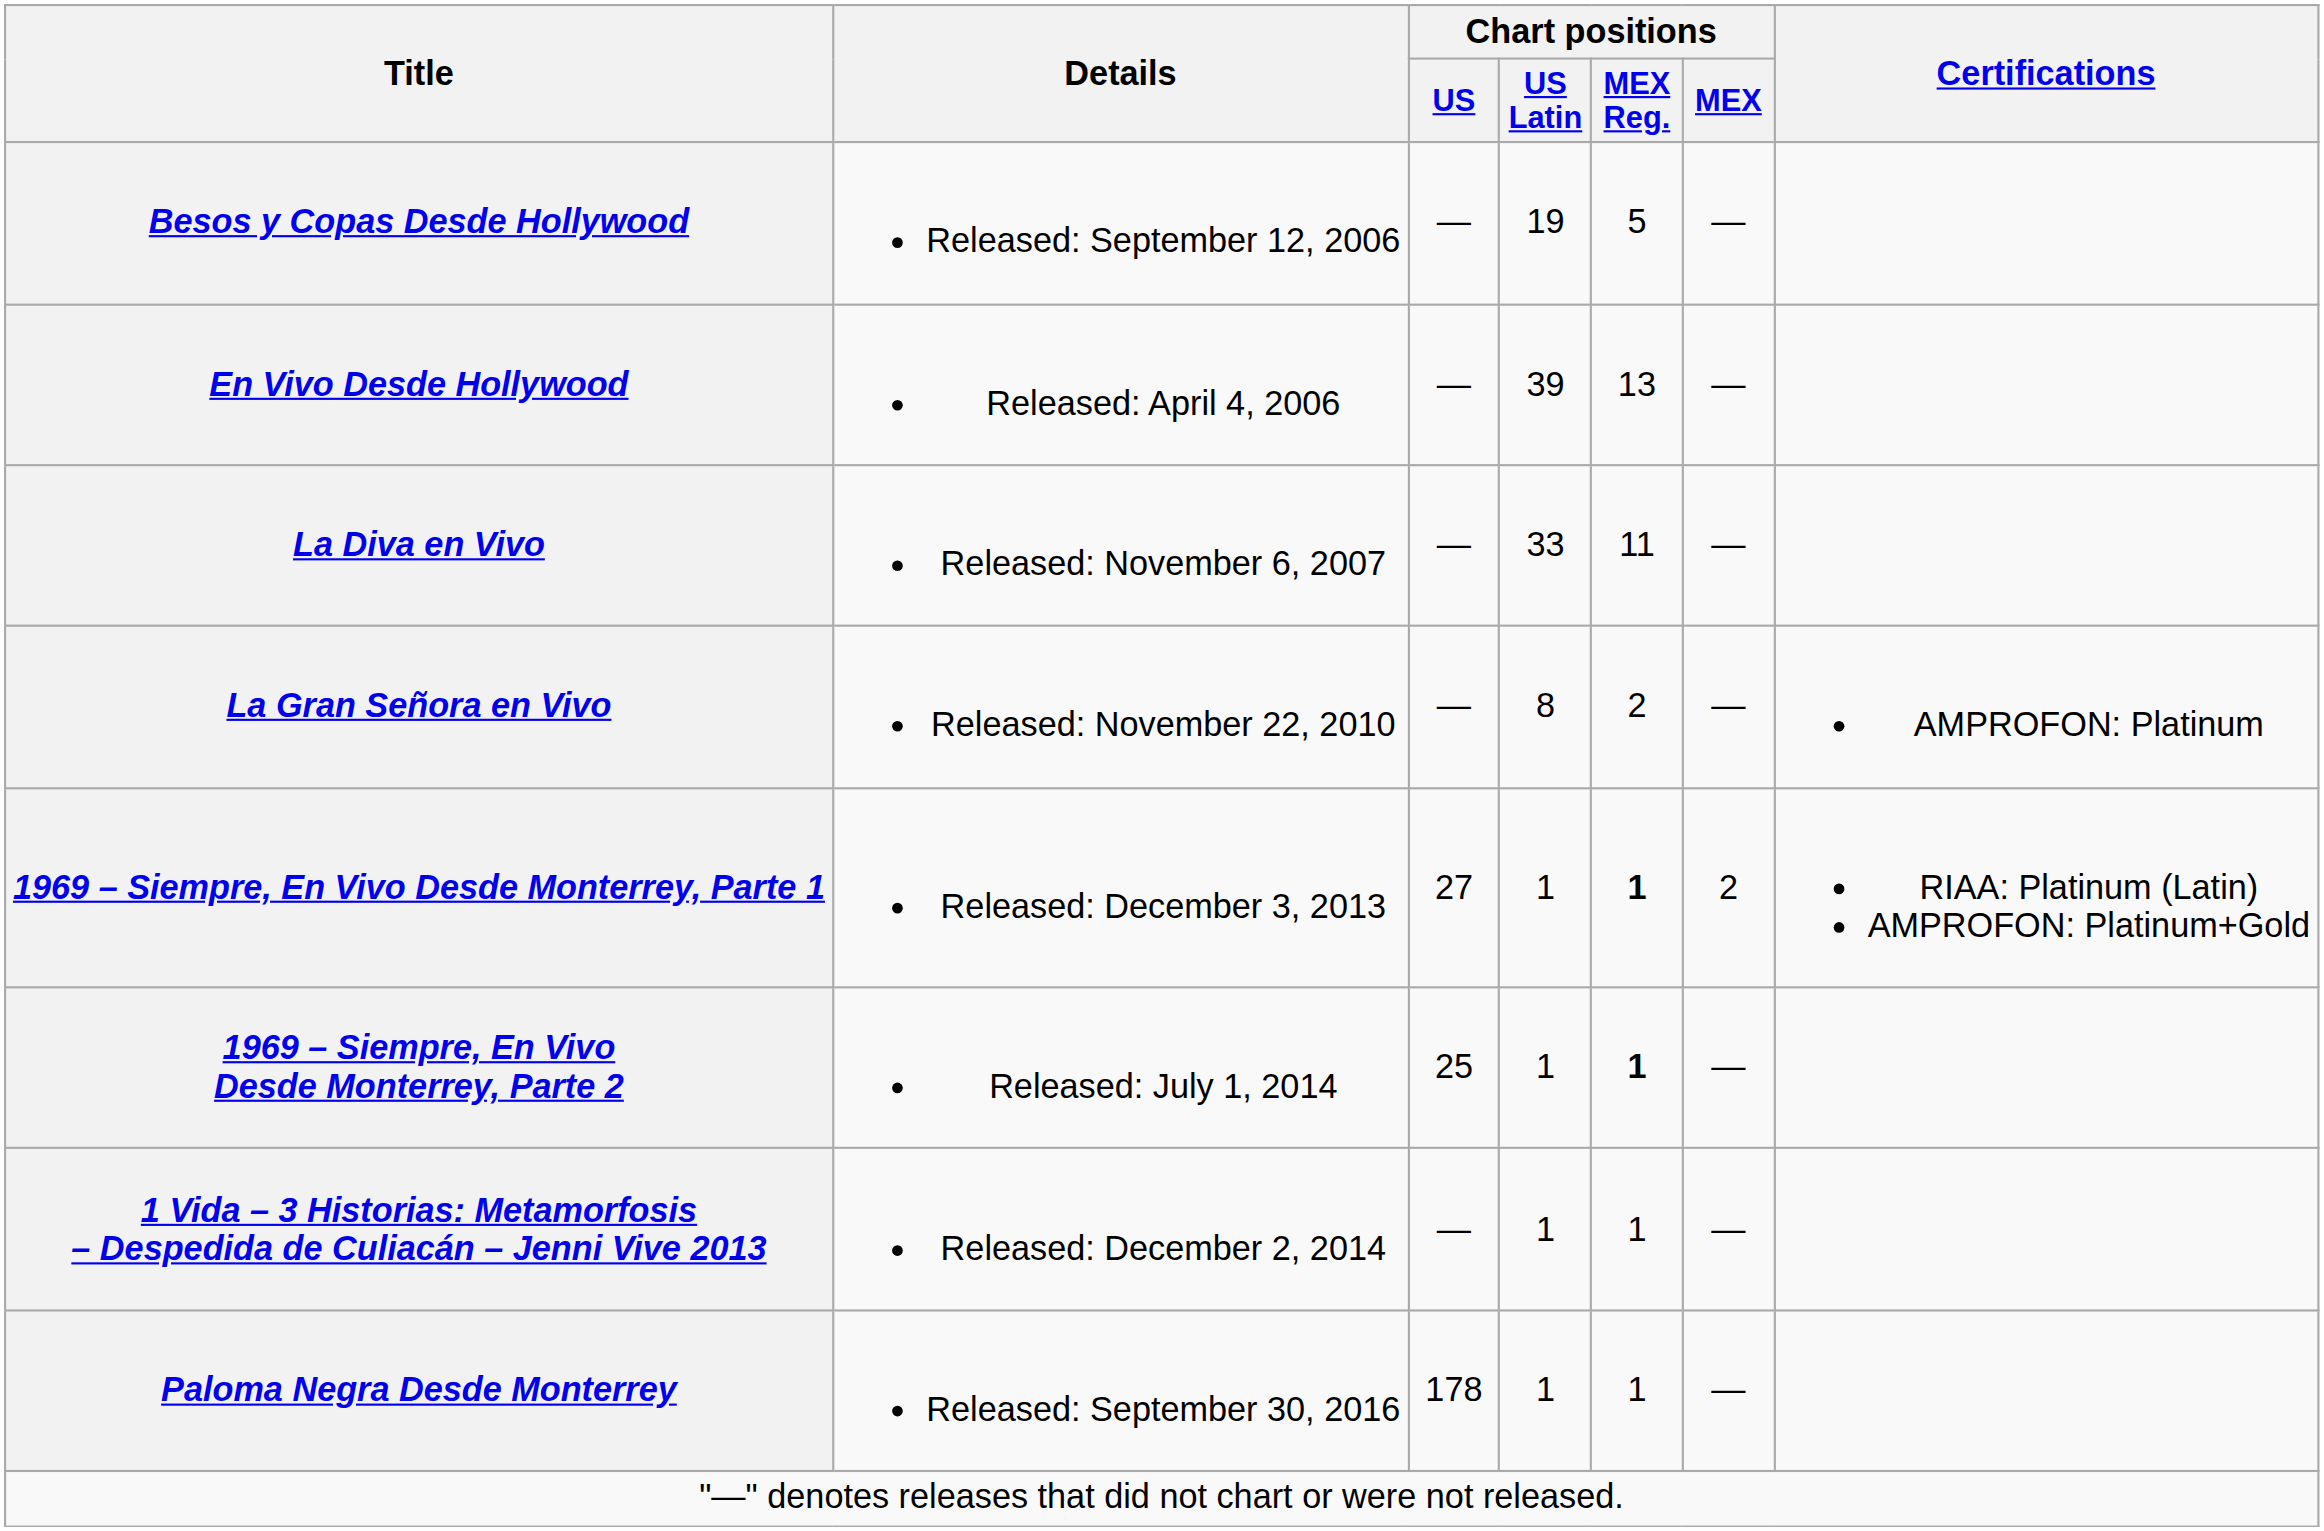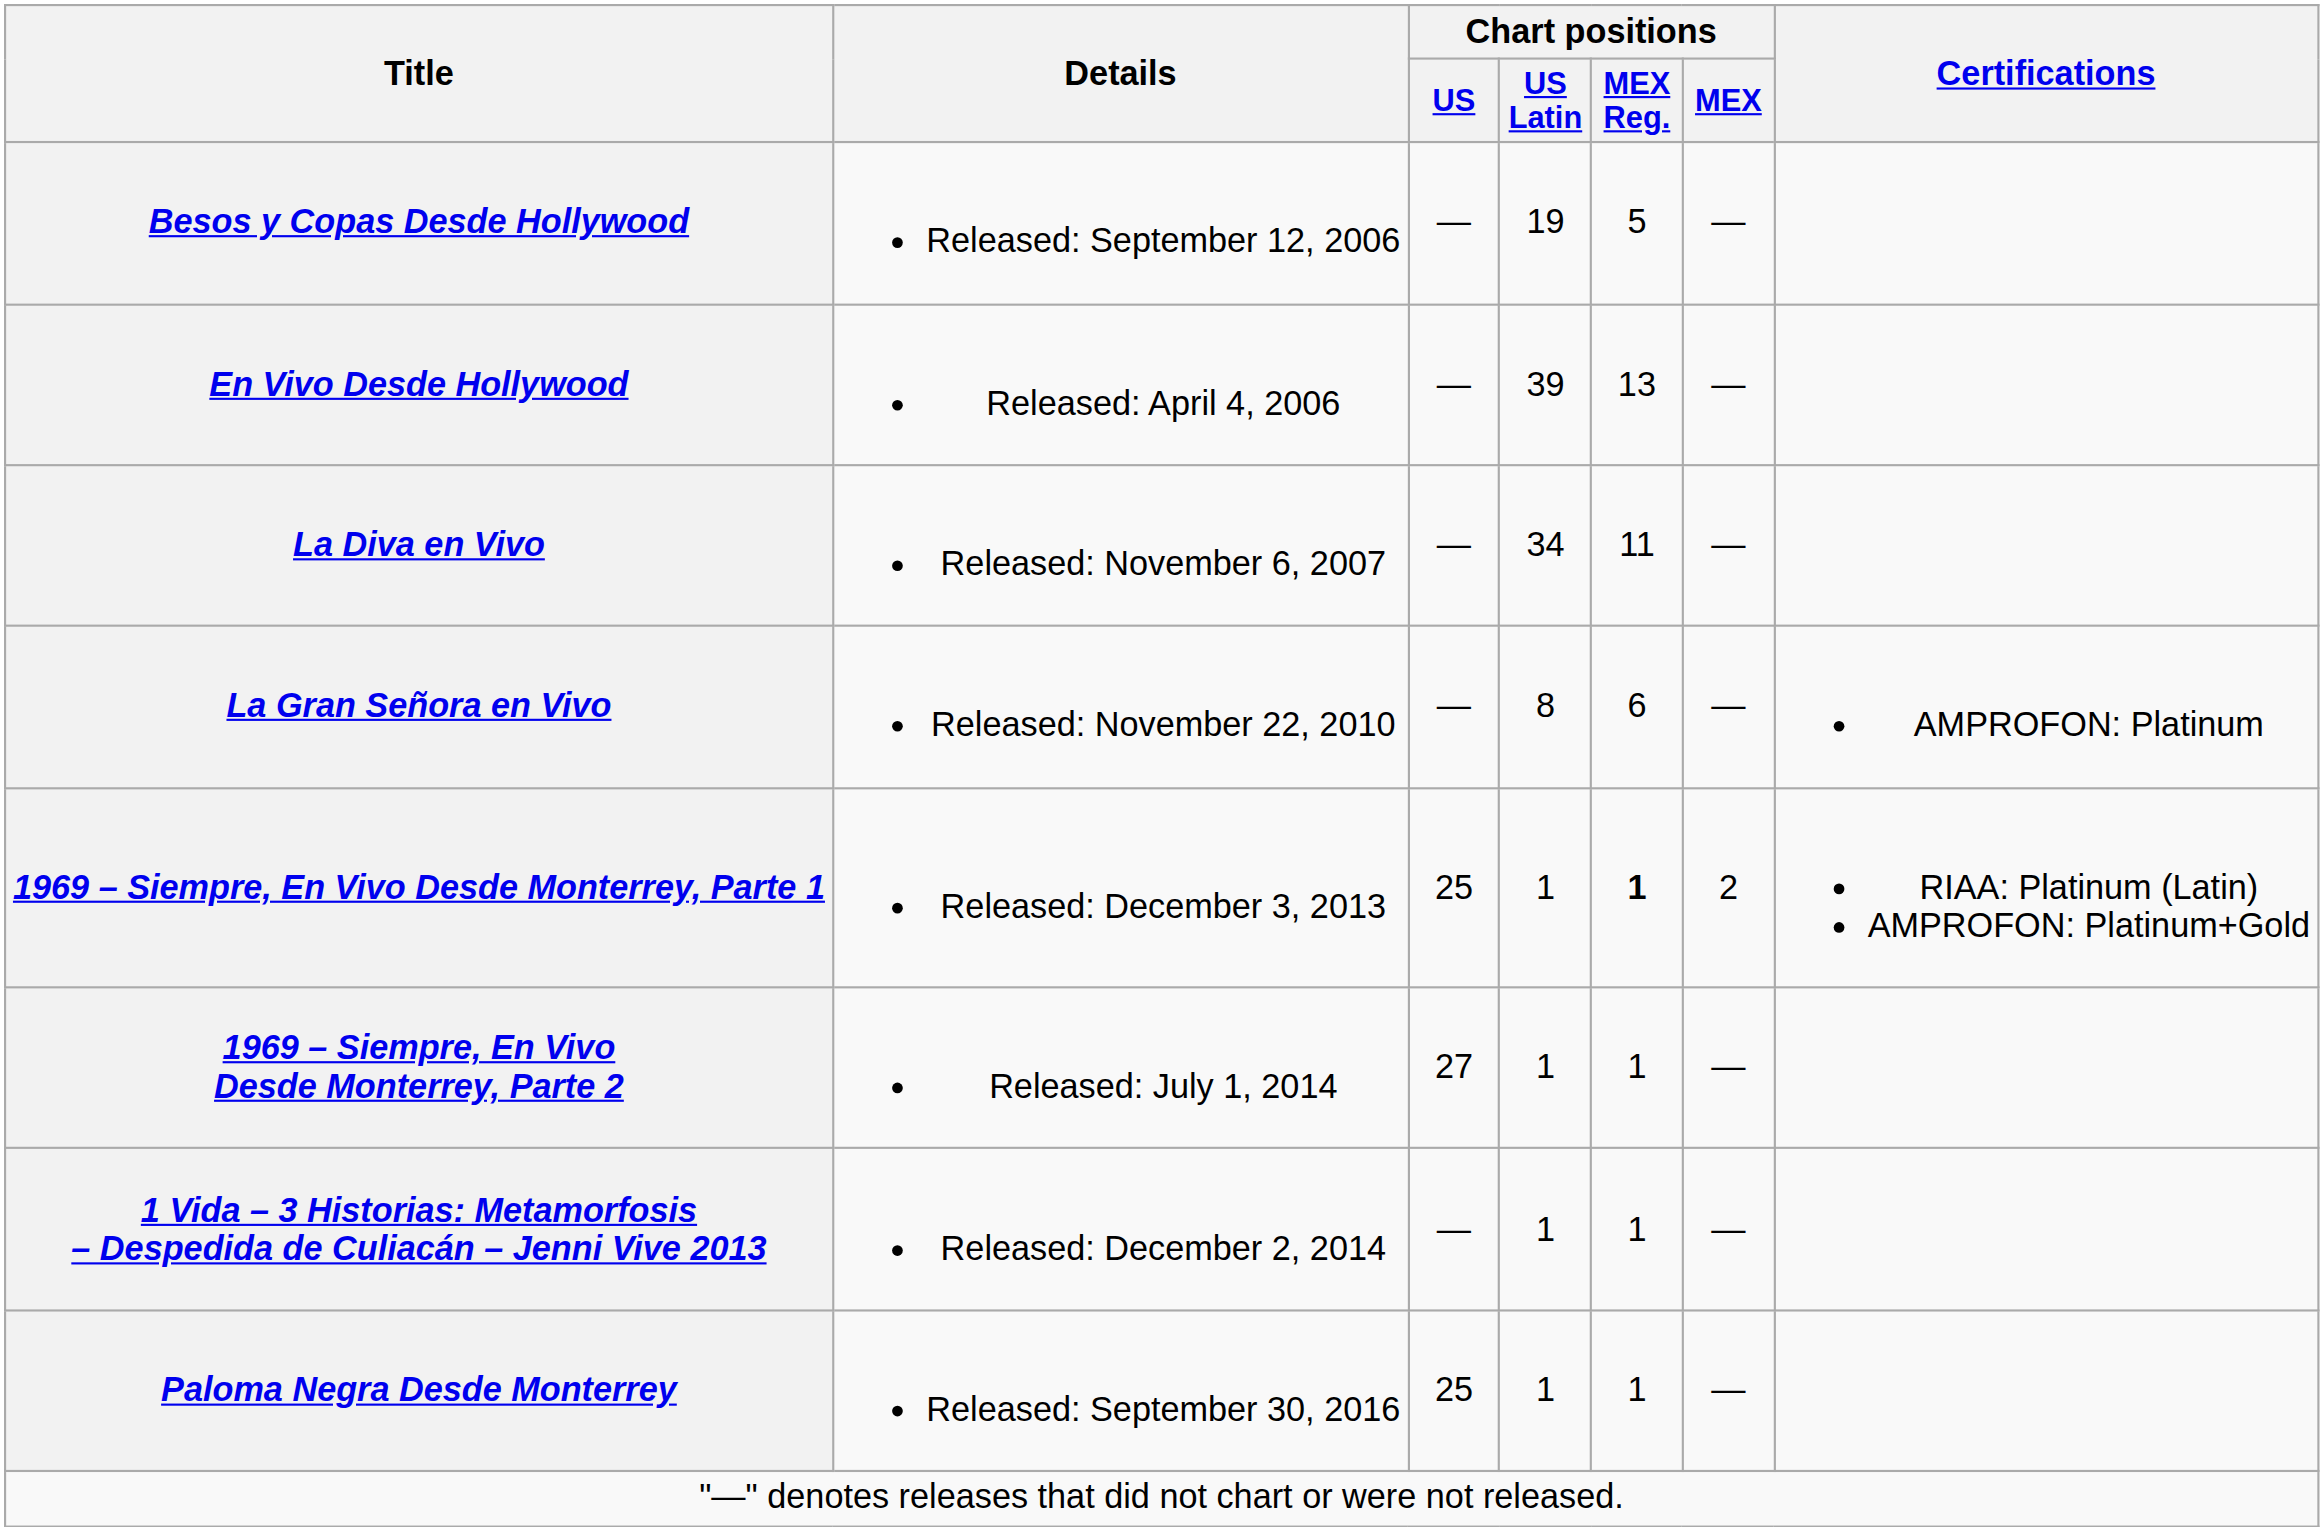(1545, 544) 33 -> (1545, 544) 34
(1637, 706) 2 -> (1637, 706) 6
(1454, 886) 27 -> (1454, 886) 25
(1454, 1067) 25 -> (1454, 1067) 27
(1637, 1067) bold -> (1637, 1067) normal
(1454, 1390) 178 -> (1454, 1390) 25
